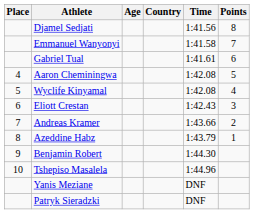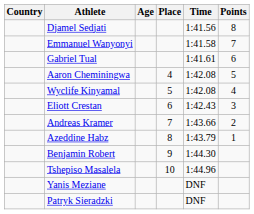columns swapped: (18, 12) <-> (163, 12)
